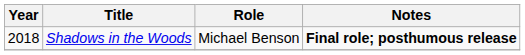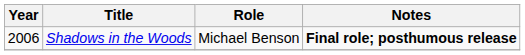(24, 38) 2018 -> (24, 38) 2006
